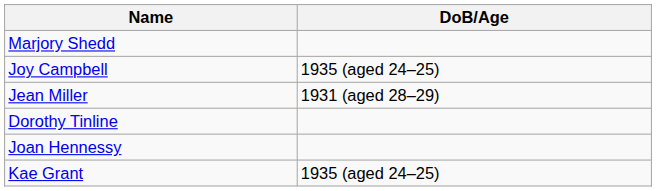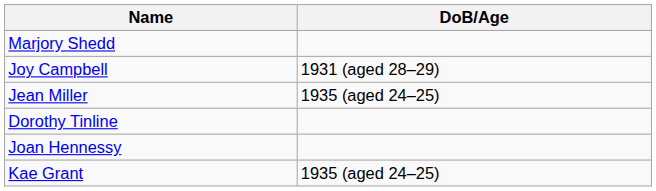(370, 70) 1935 (aged 24–25) -> (370, 70) 1931 (aged 28–29)
(370, 96) 1931 (aged 28–29) -> (370, 96) 1935 (aged 24–25)
